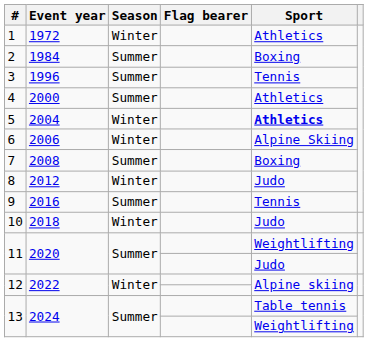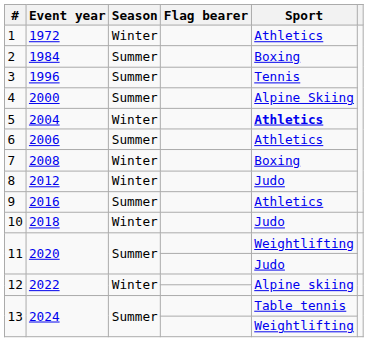(289, 98) Athletics -> (304, 98) Alpine Skiing
(135, 139) Winter -> (135, 139) Summer
(304, 139) Alpine Skiing -> (289, 139) Athletics
(135, 160) Summer -> (135, 160) Winter
(277, 202) Tennis -> (289, 202) Athletics
